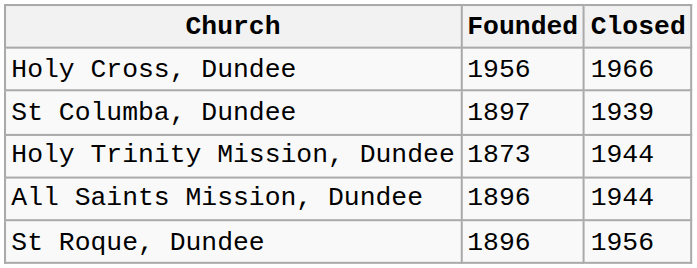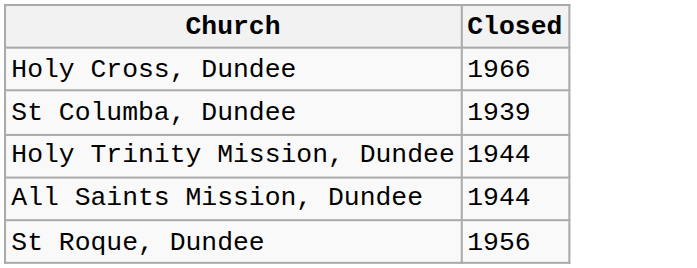- column: (523, 27)
